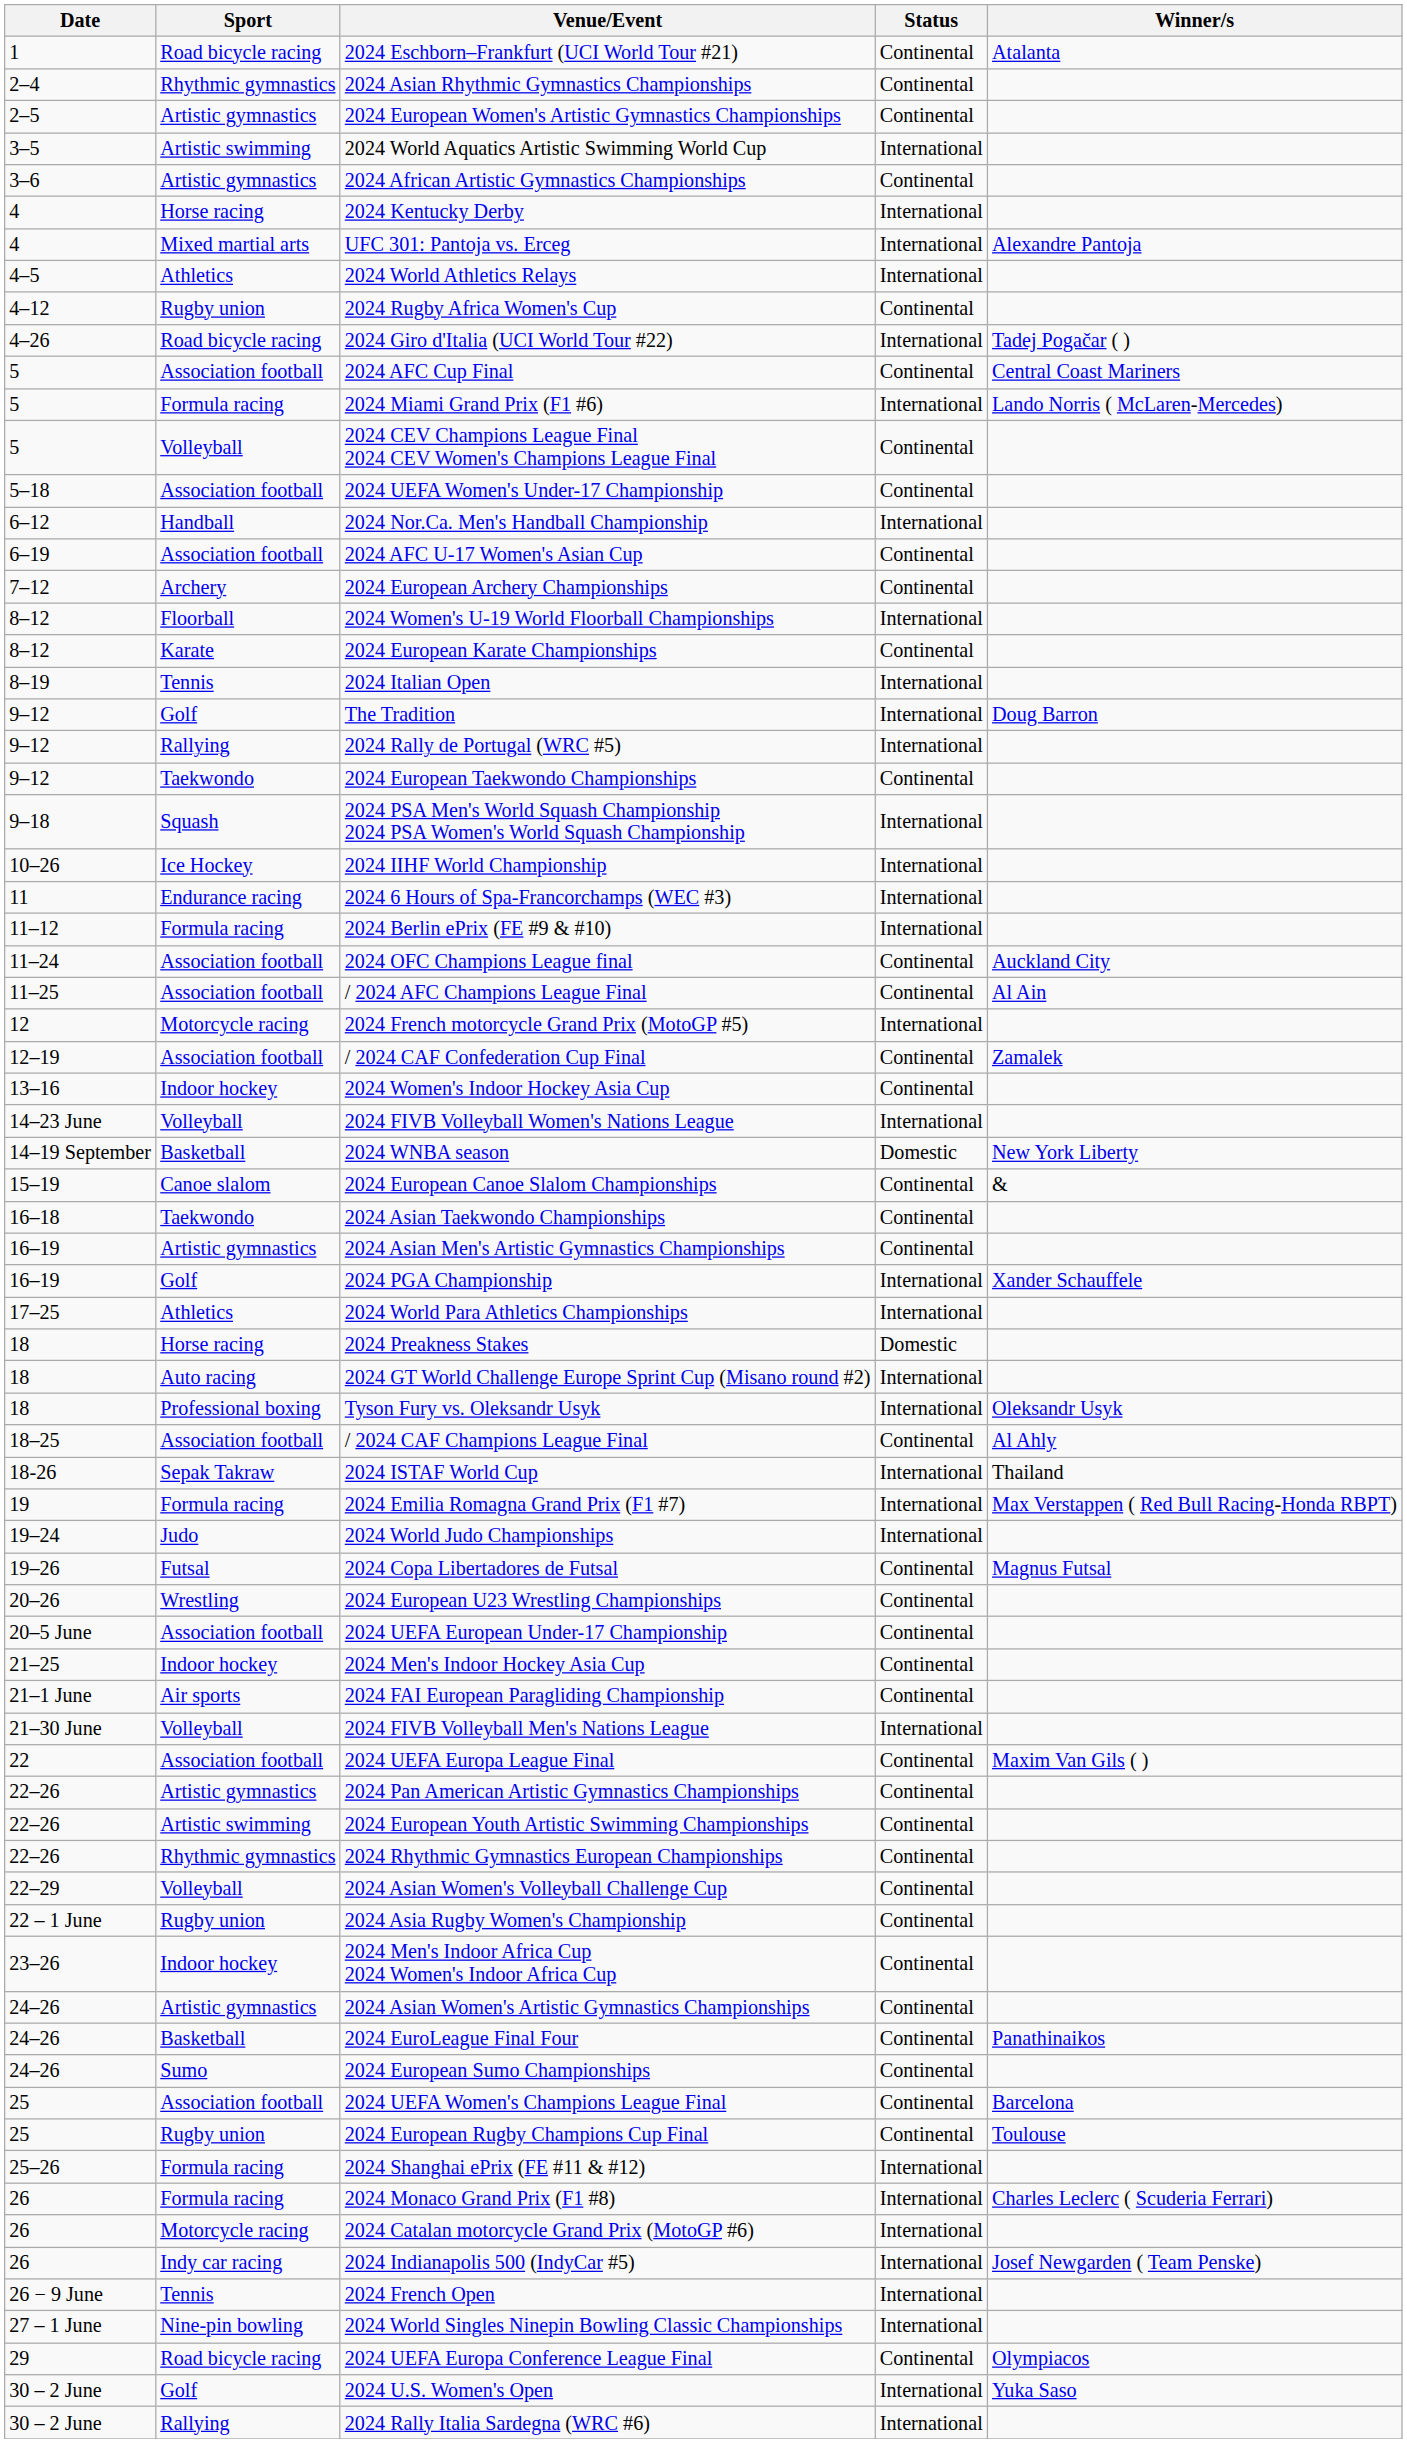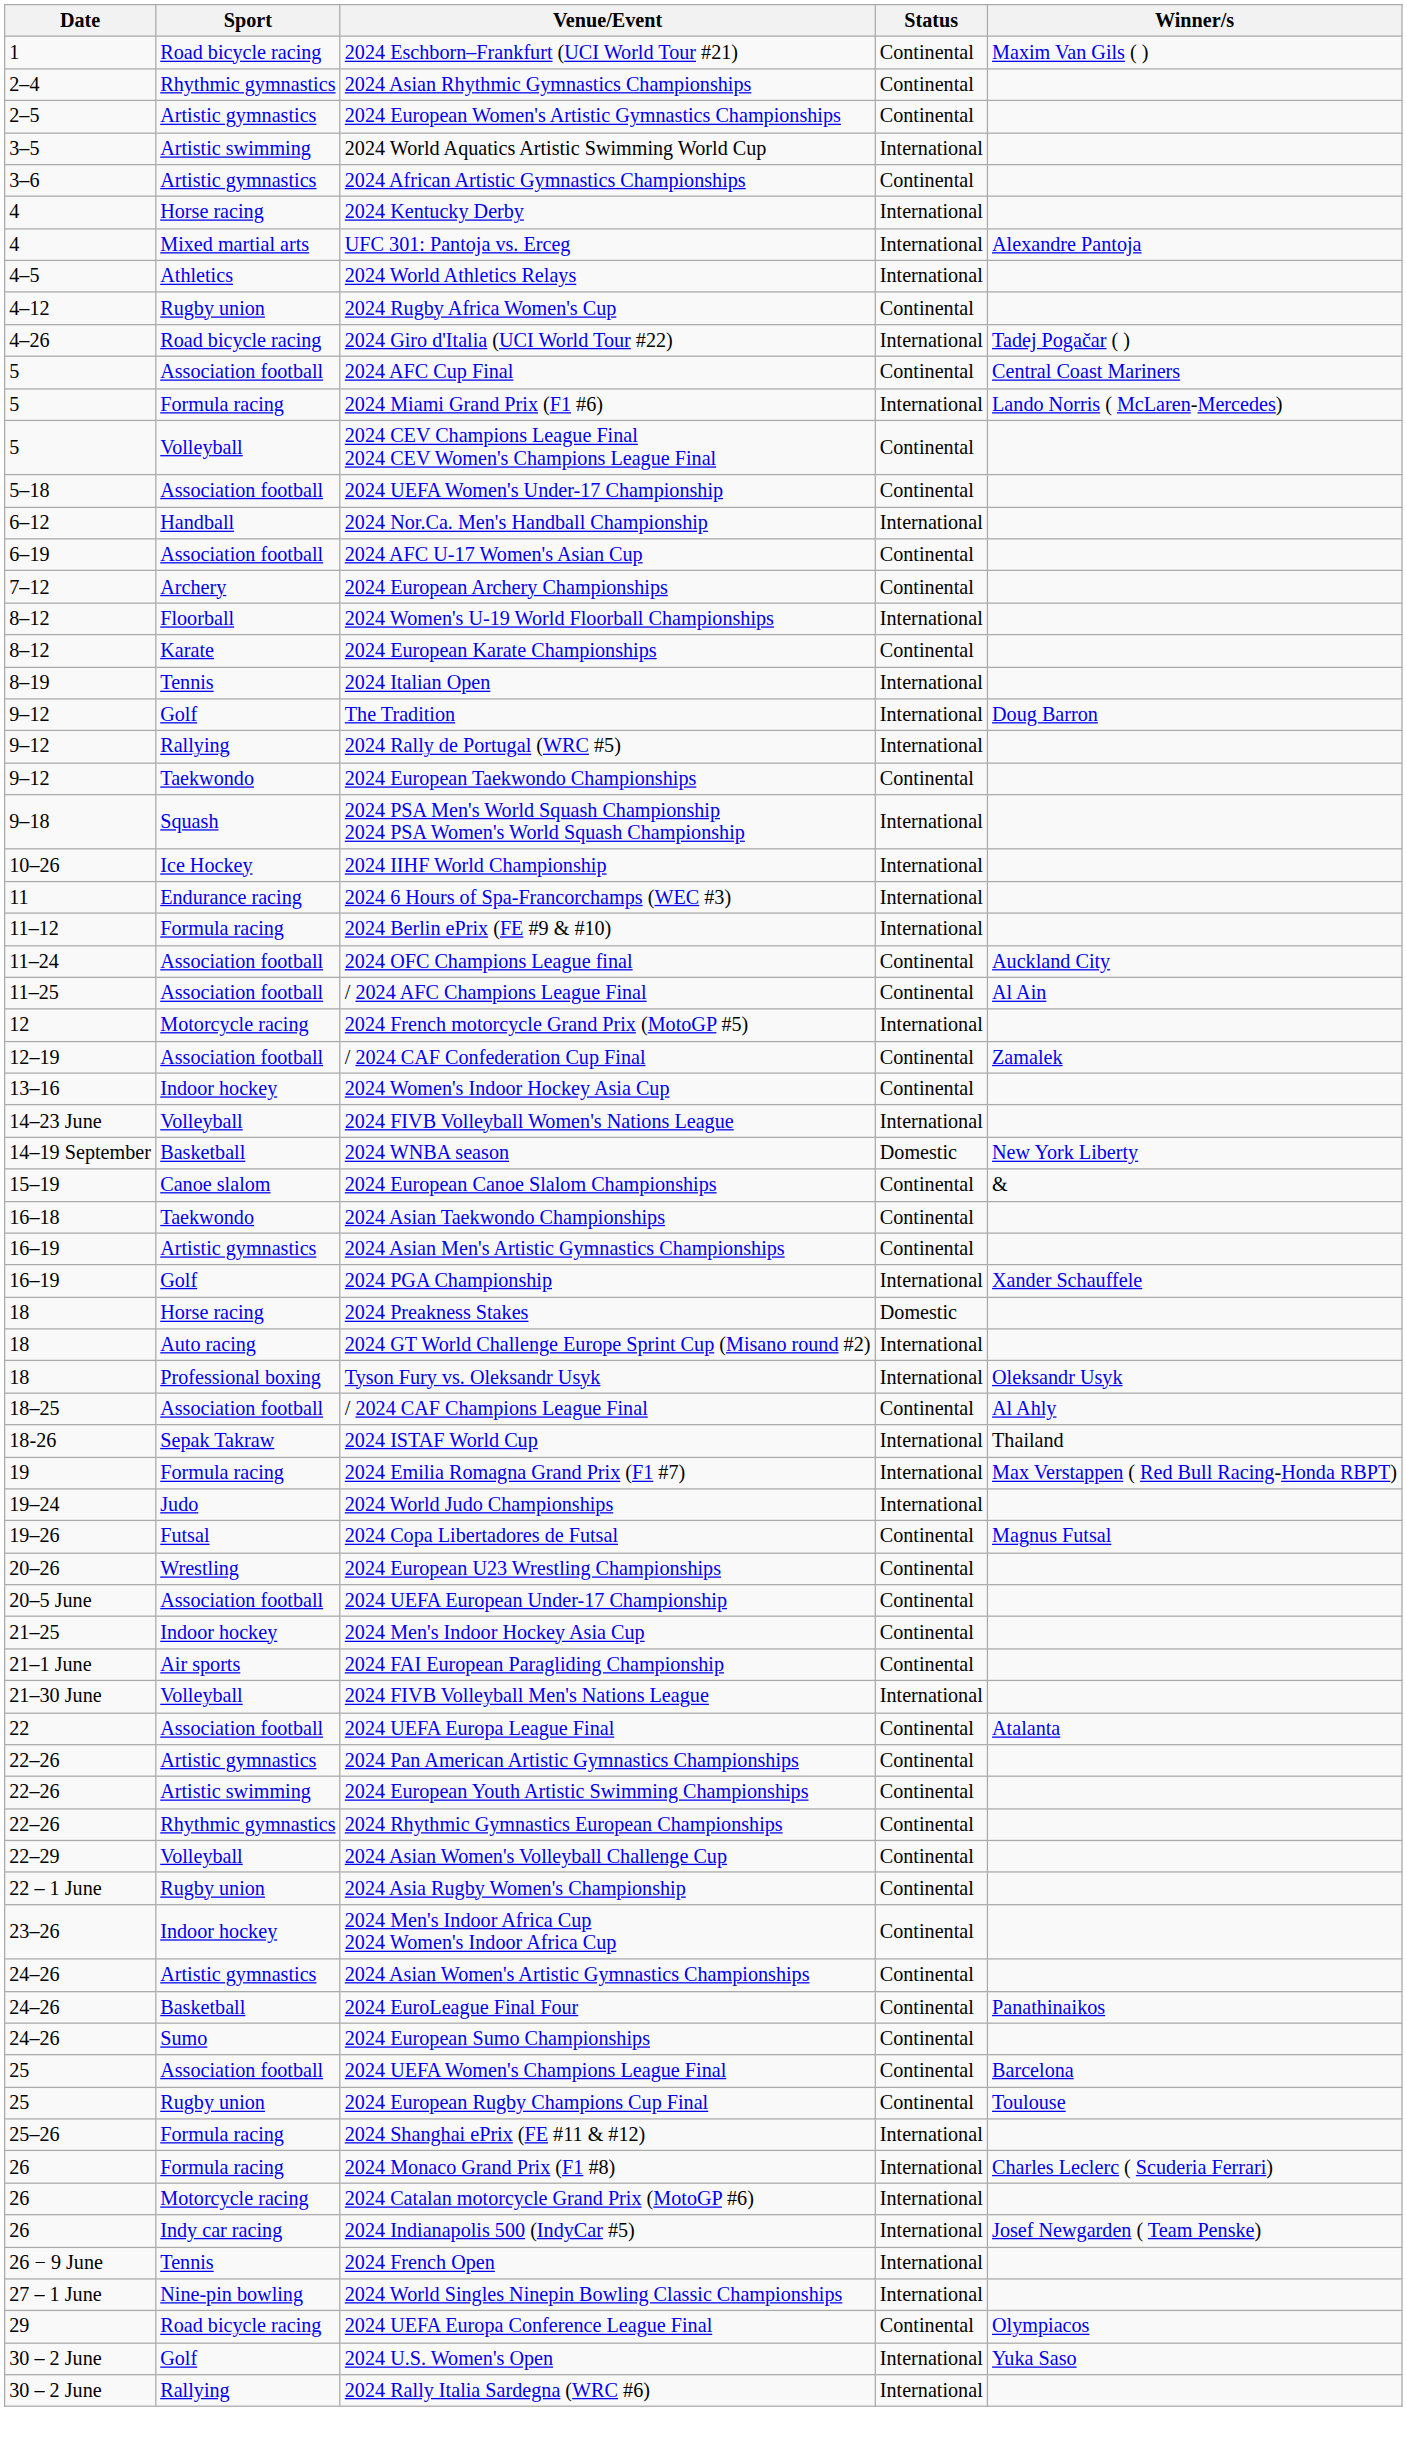(1026, 52) Atalanta -> (1070, 52) Maxim Van Gils ( )
- row: (516, 1312)
(1070, 1760) Maxim Van Gils ( ) -> (1026, 1728) Atalanta
